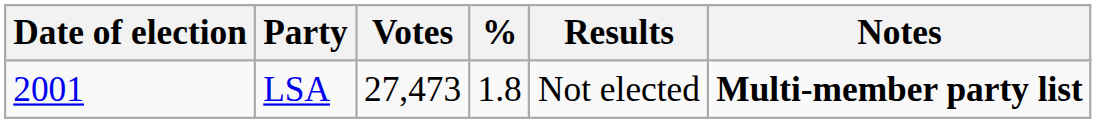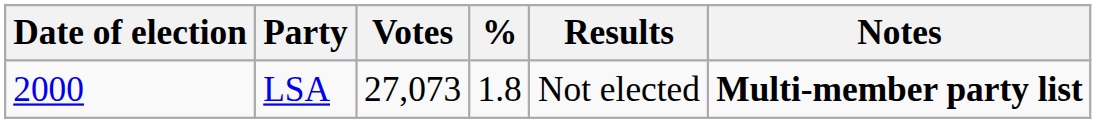(49, 88) 2001 -> (49, 88) 2000
(413, 88) 27,473 -> (413, 88) 27,073
